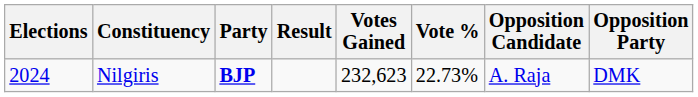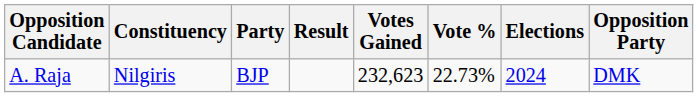columns swapped: (48, 31) <-> (536, 31)
(237, 75) bold -> (252, 75) normal
